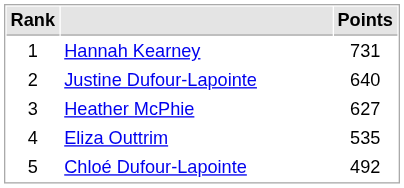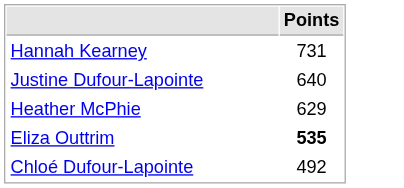- column: (33, 21)
(365, 109) 627 -> (312, 109) 629
(365, 138) normal -> (312, 138) bold
